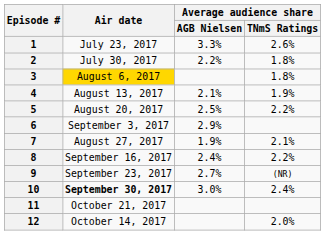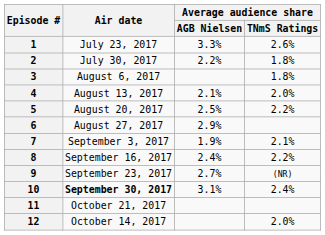(119, 77) gold background -> (119, 77) no background
(283, 93) 1.9% -> (283, 93) 2.0%
(119, 125) September 3, 2017 -> (119, 125) August 27, 2017
(119, 141) August 27, 2017 -> (119, 141) September 3, 2017
(209, 190) 3.0% -> (209, 190) 3.1%
